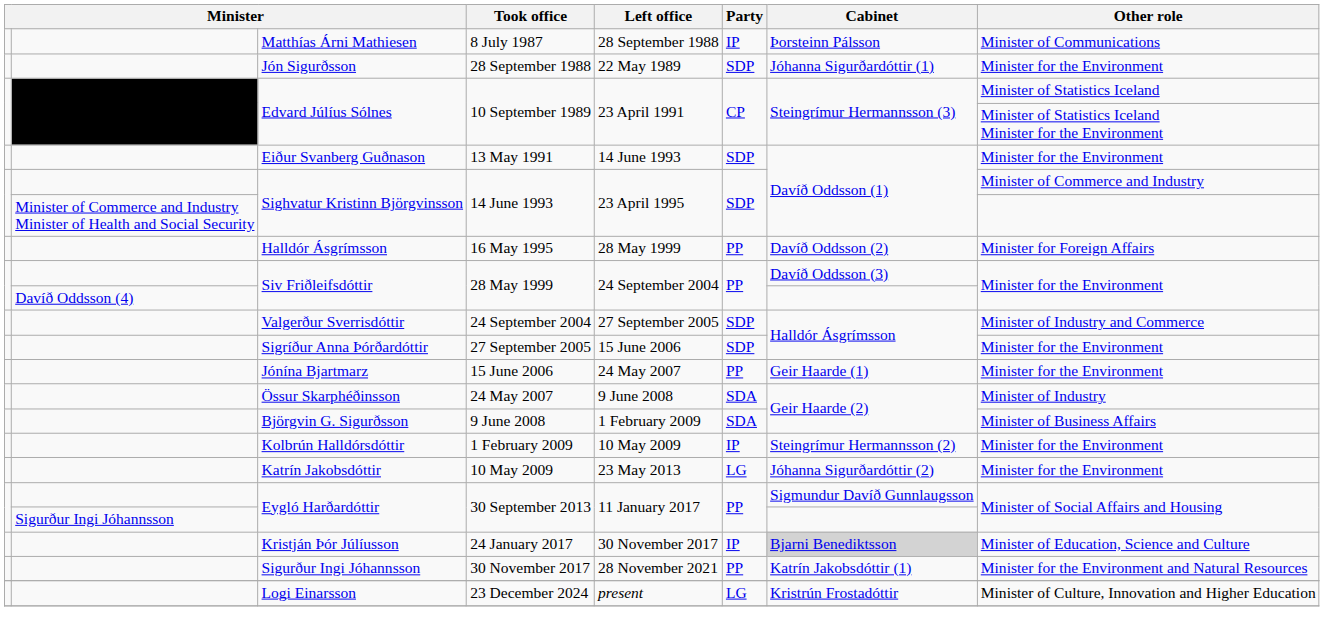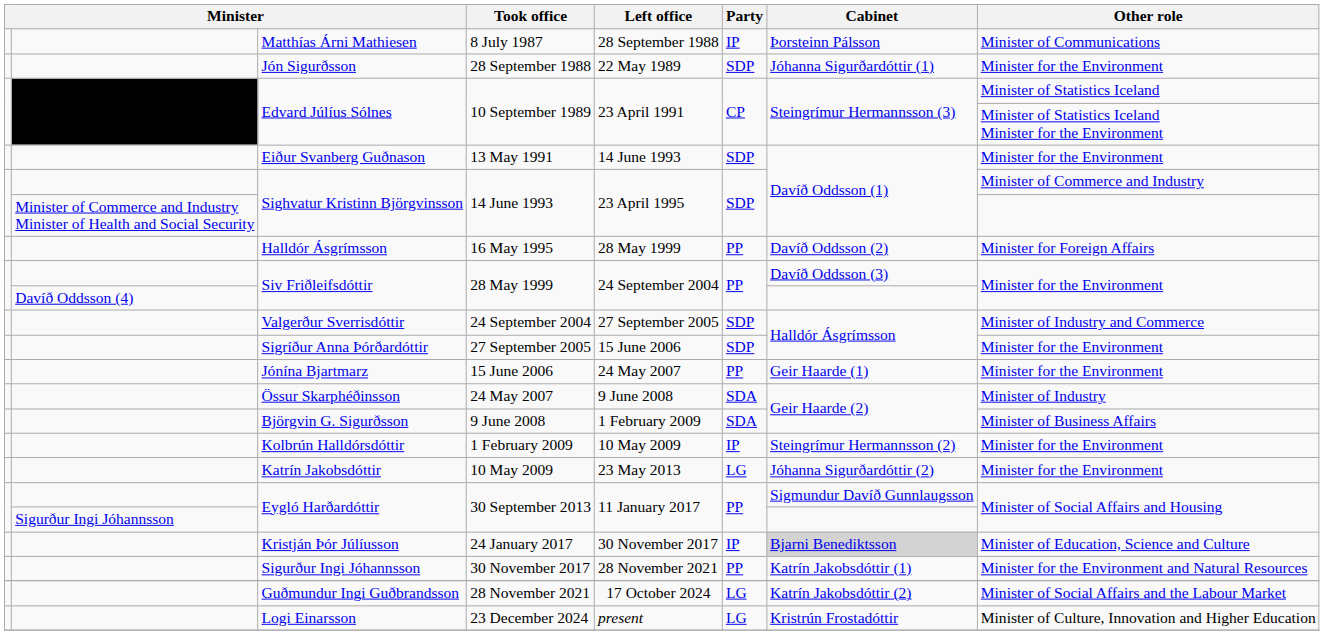+ row: (135, 593)
